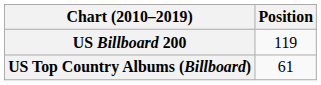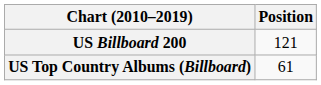(286, 42) 119 -> (286, 42) 121
